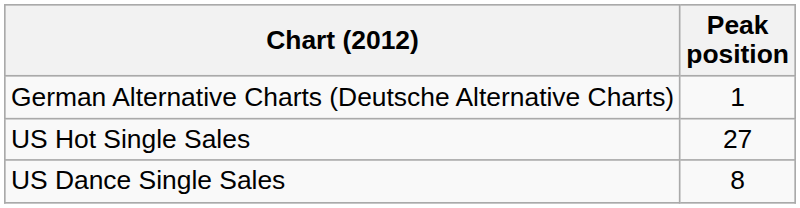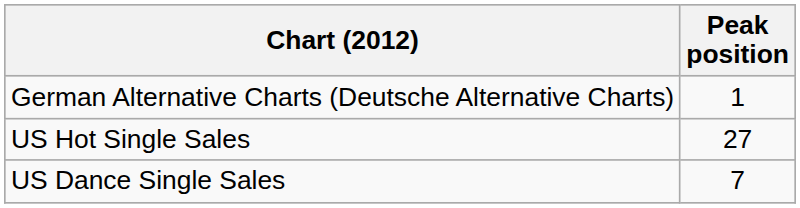(738, 180) 8 -> (738, 180) 7
